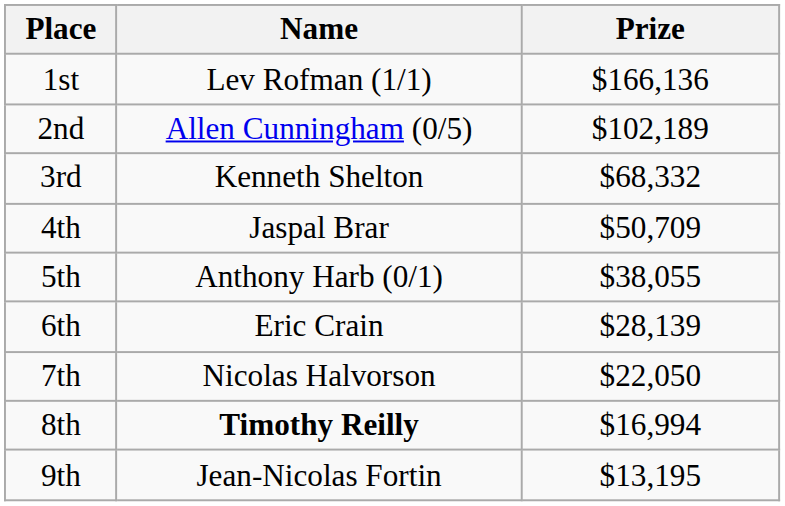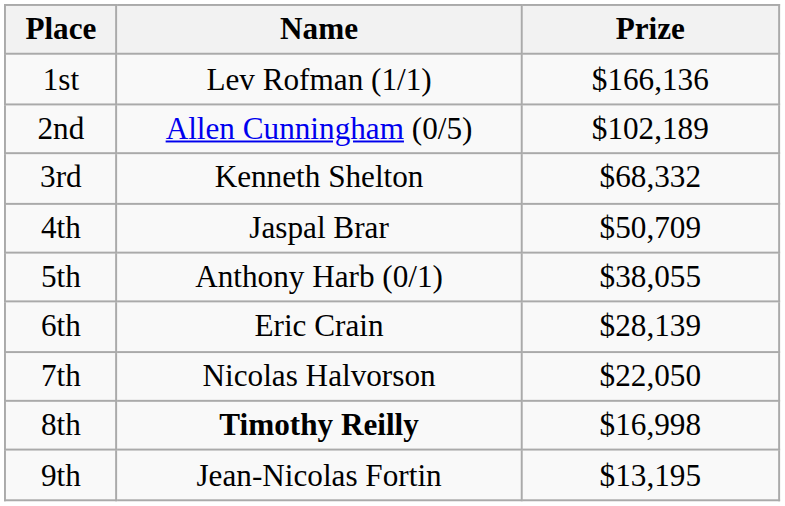(650, 425) $16,994 -> (650, 425) $16,998
